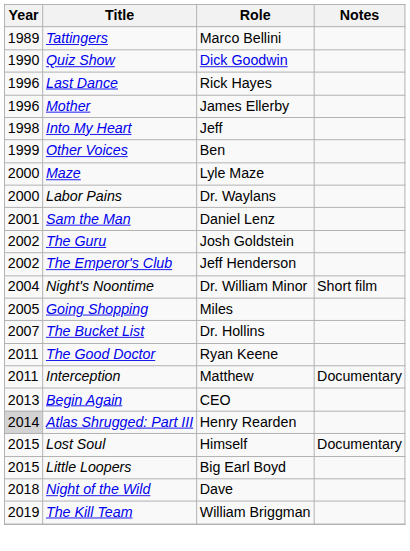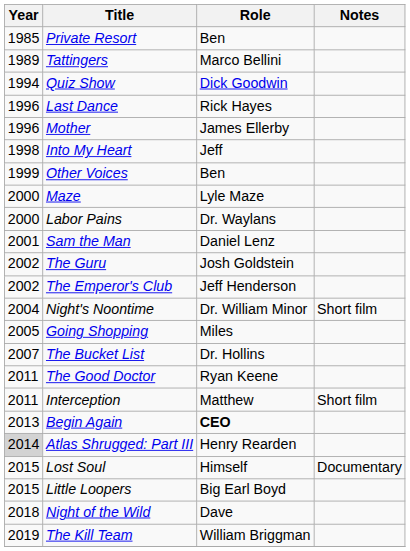+ row: (91, 38)
(24, 60) 1990 -> (24, 83) 1994
(359, 377) Documentary -> (347, 399) Short film
(215, 399) normal -> (215, 422) bold
